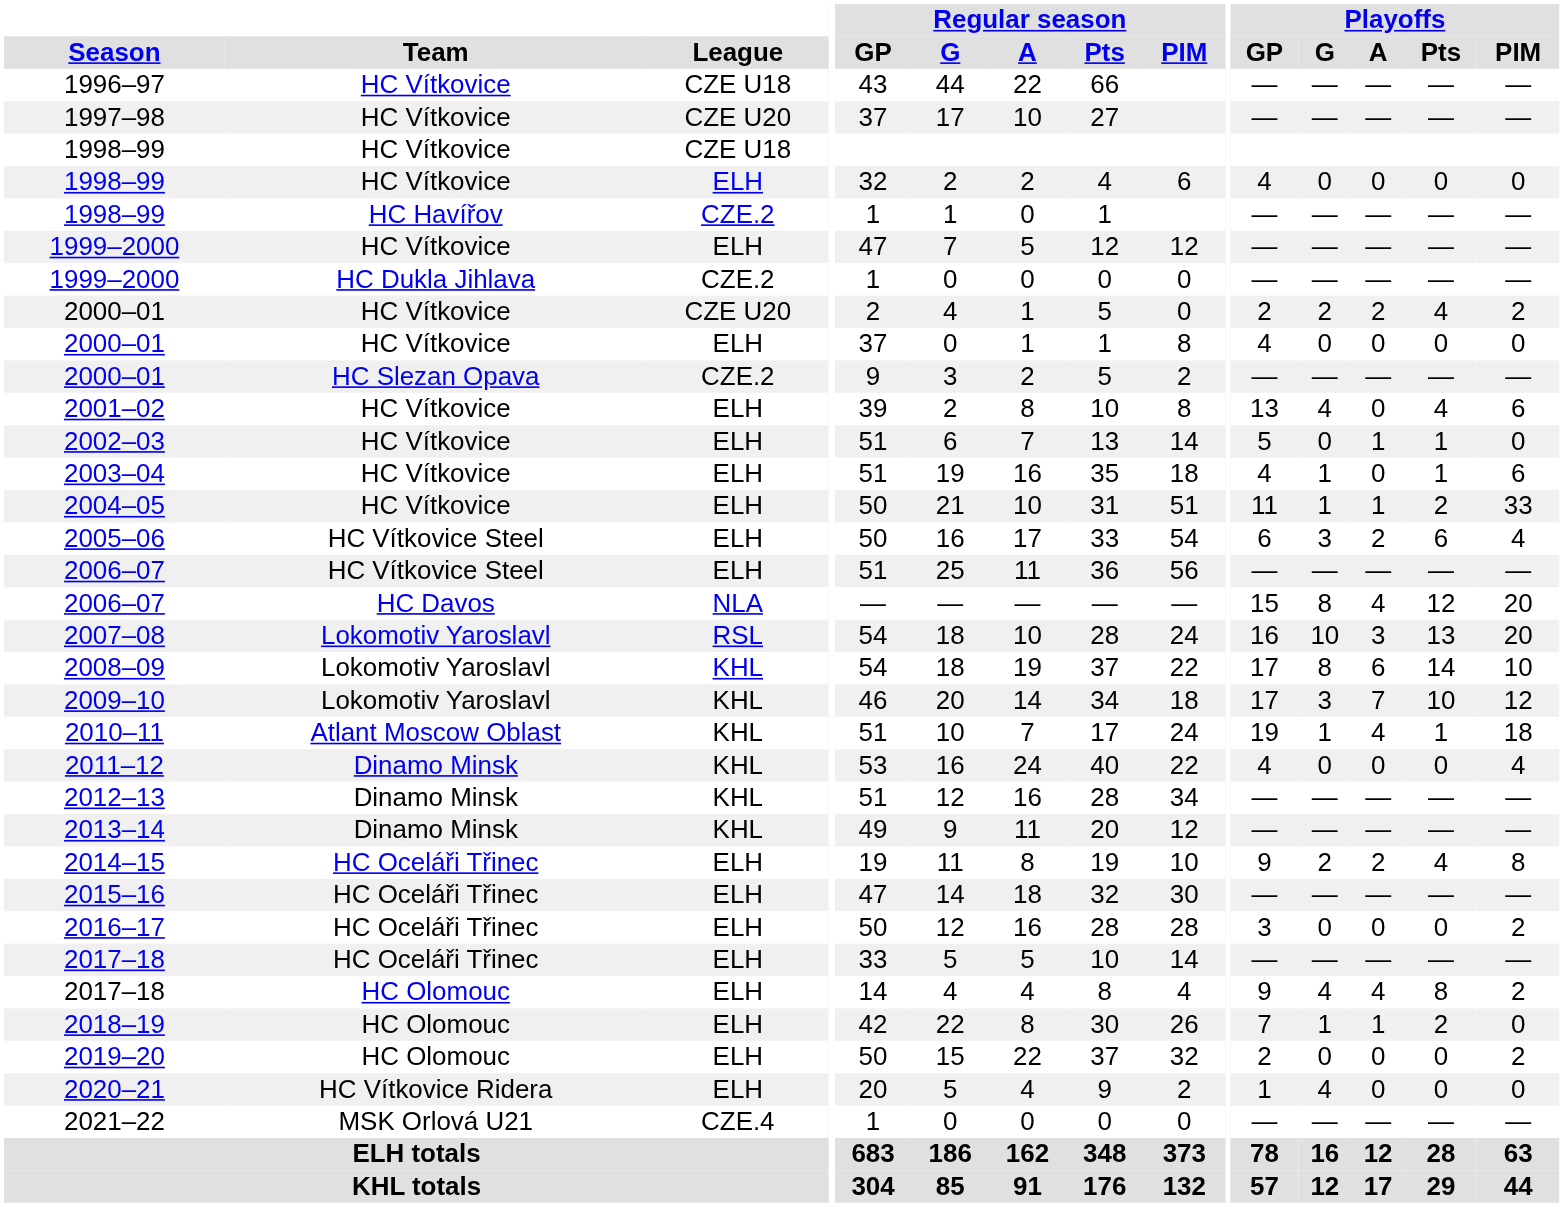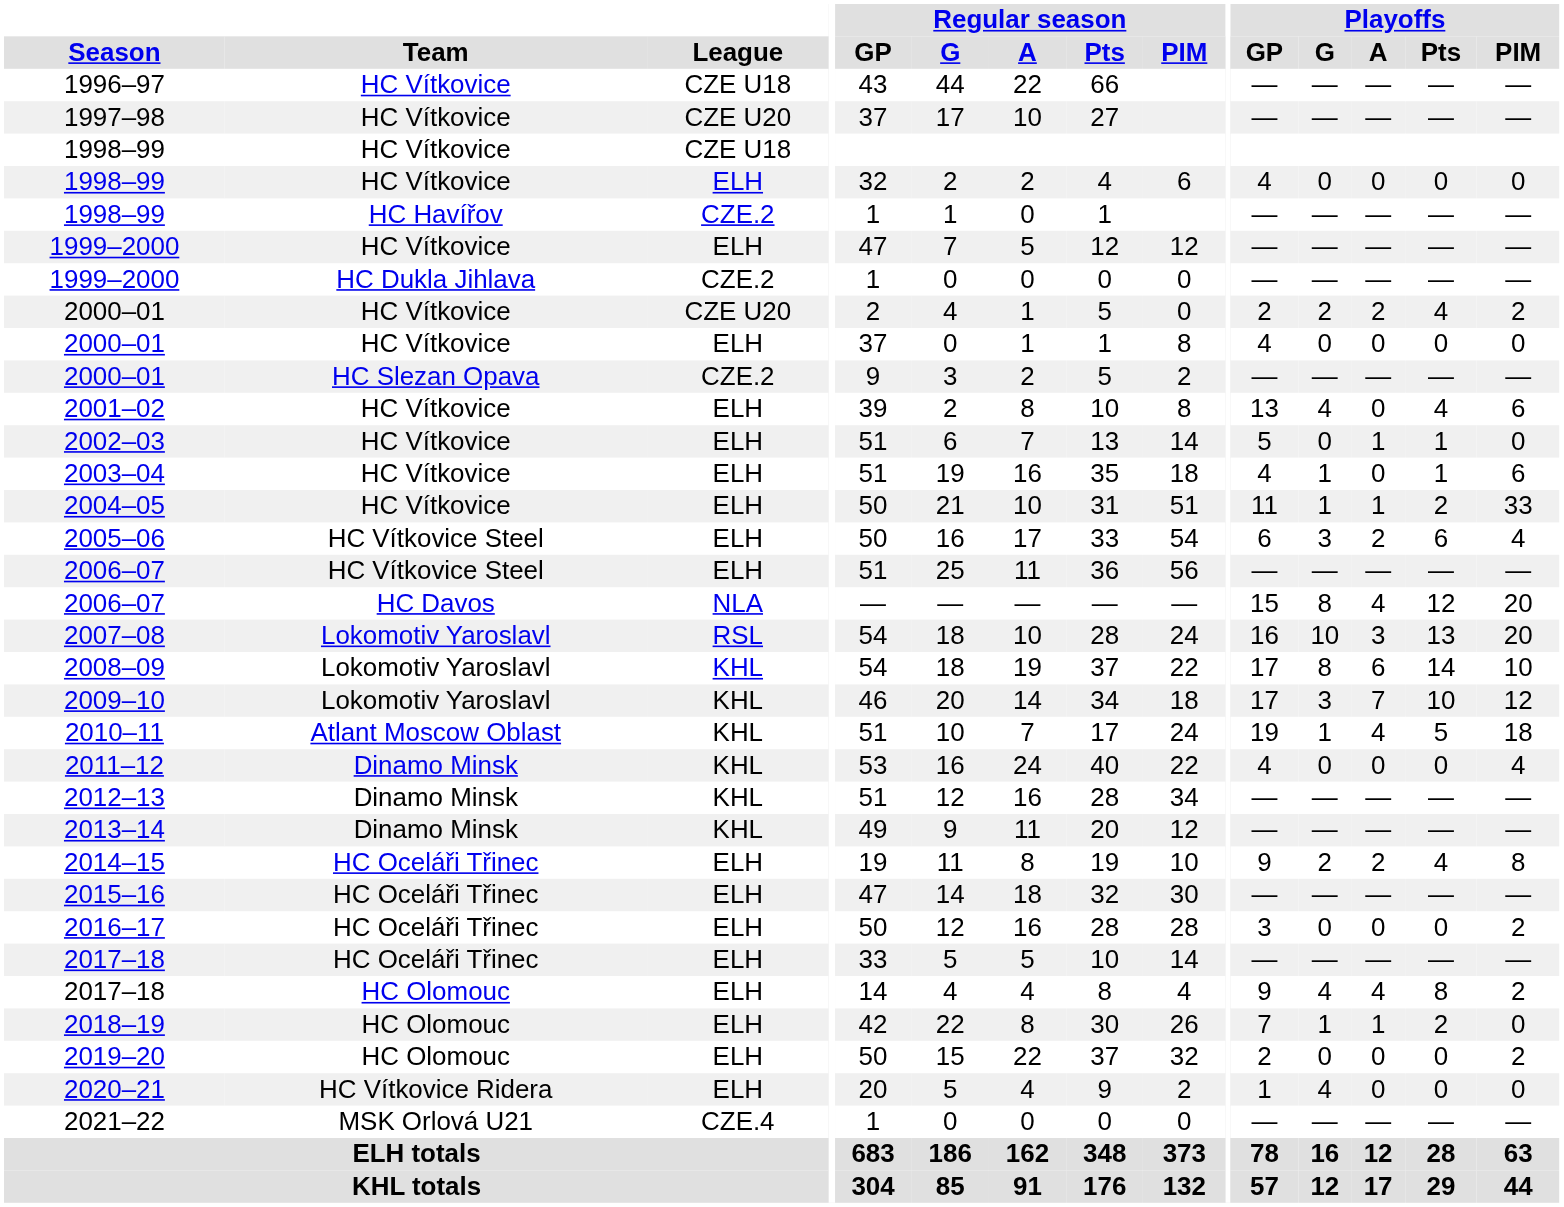(1441, 732) 1 -> (1441, 732) 5
